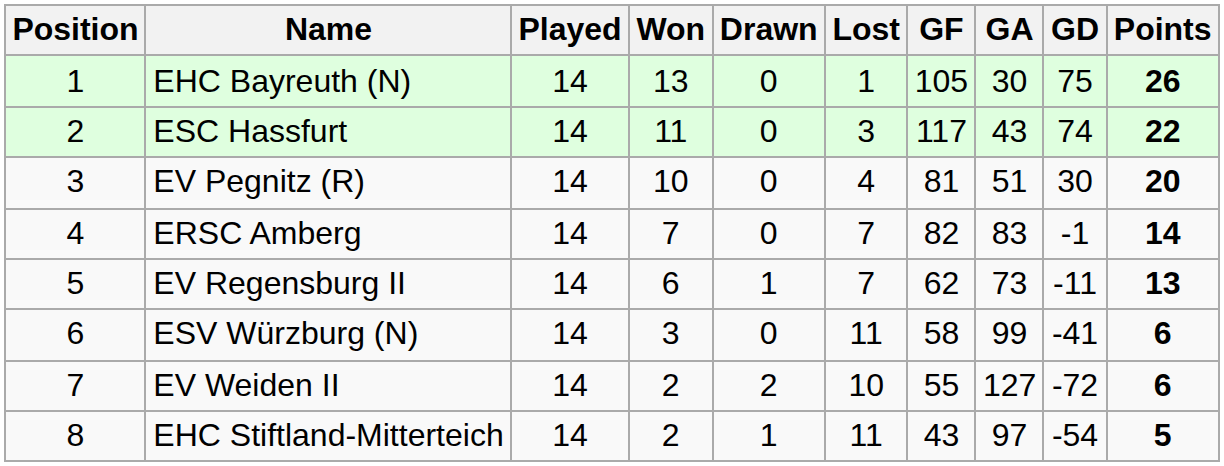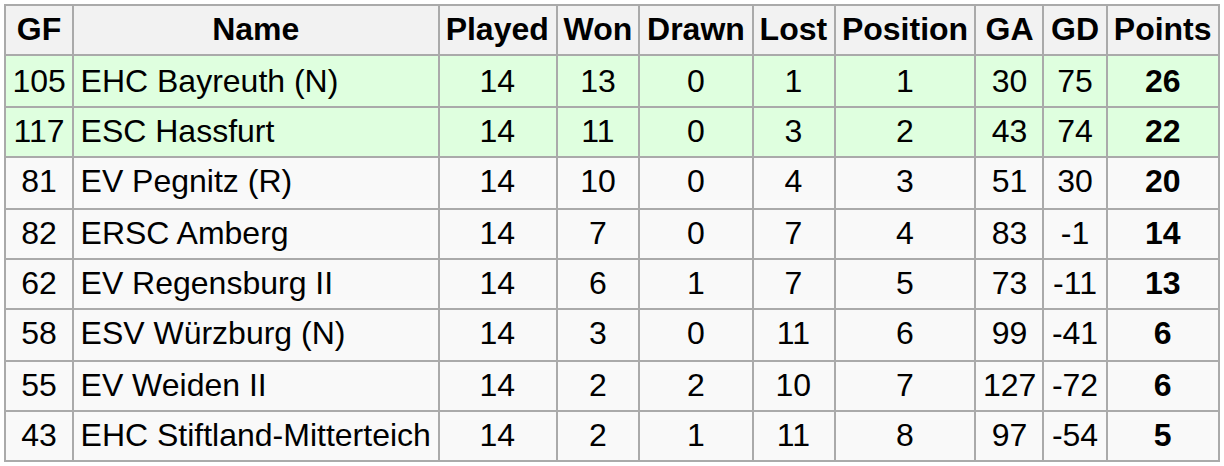columns swapped: (75, 29) <-> (941, 29)
